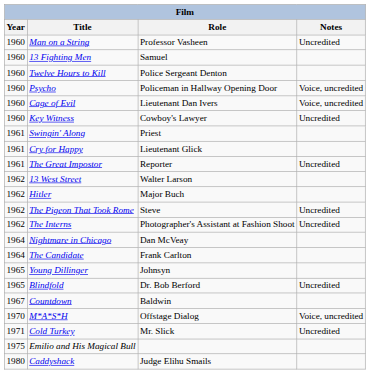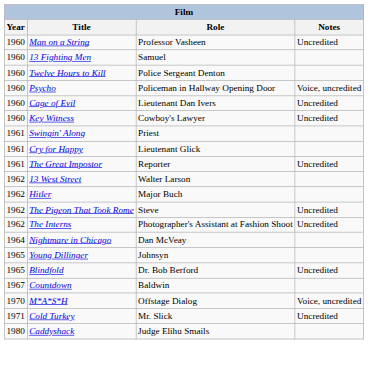(331, 103) Voice, uncredited -> (318, 103) Uncredited
- row: (56, 255)
- row: (82, 346)
